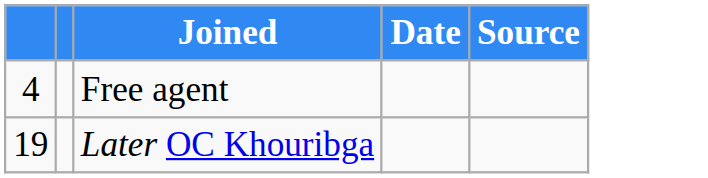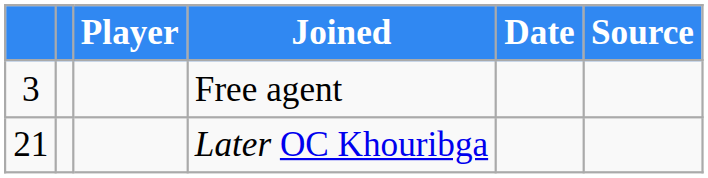+ column: (130, 32)
(31, 88) 4 -> (31, 88) 3
(31, 144) 19 -> (31, 144) 21
